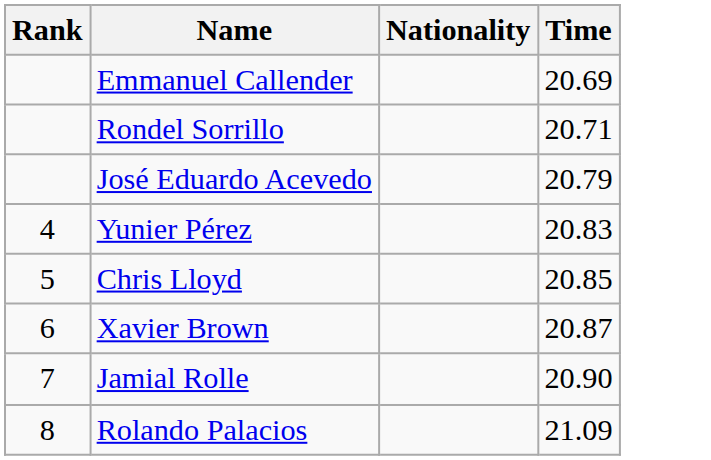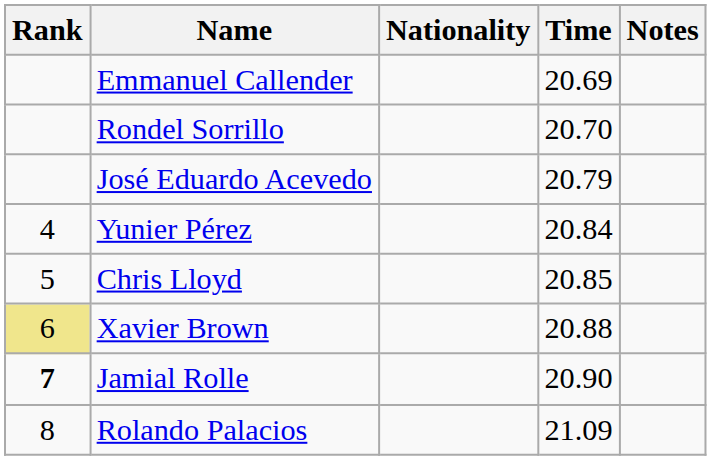+ column: (663, 29)
(579, 129) 20.71 -> (579, 129) 20.70
(579, 229) 20.83 -> (579, 229) 20.84
(47, 328) no background -> (47, 328) khaki background
(579, 328) 20.87 -> (579, 328) 20.88
(47, 378) normal -> (47, 378) bold
